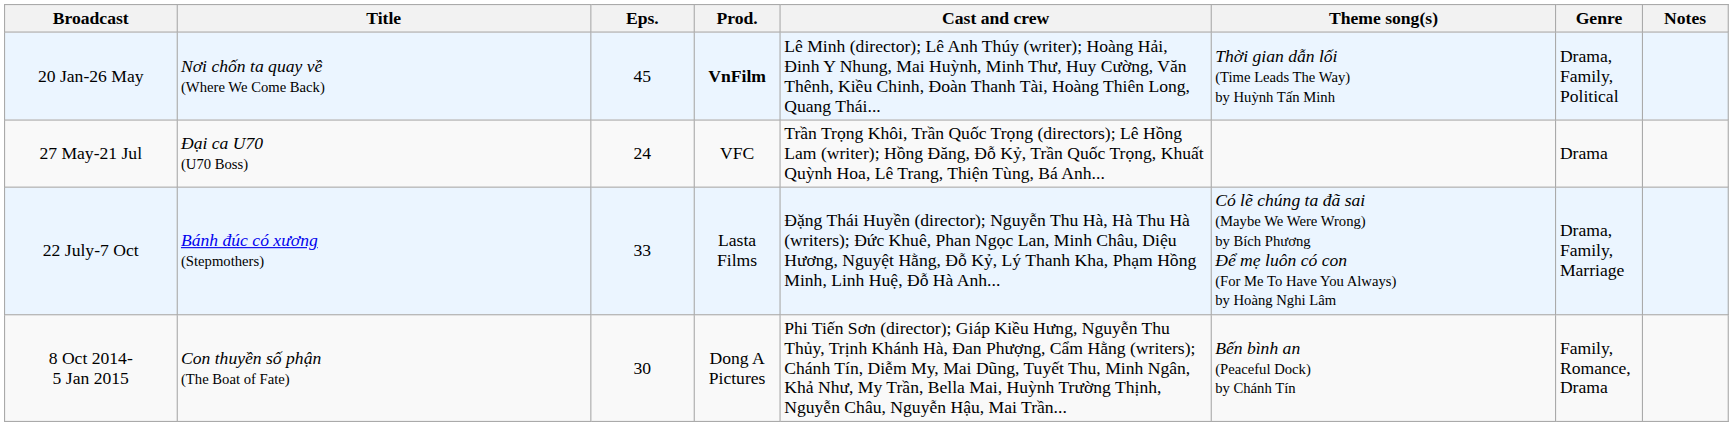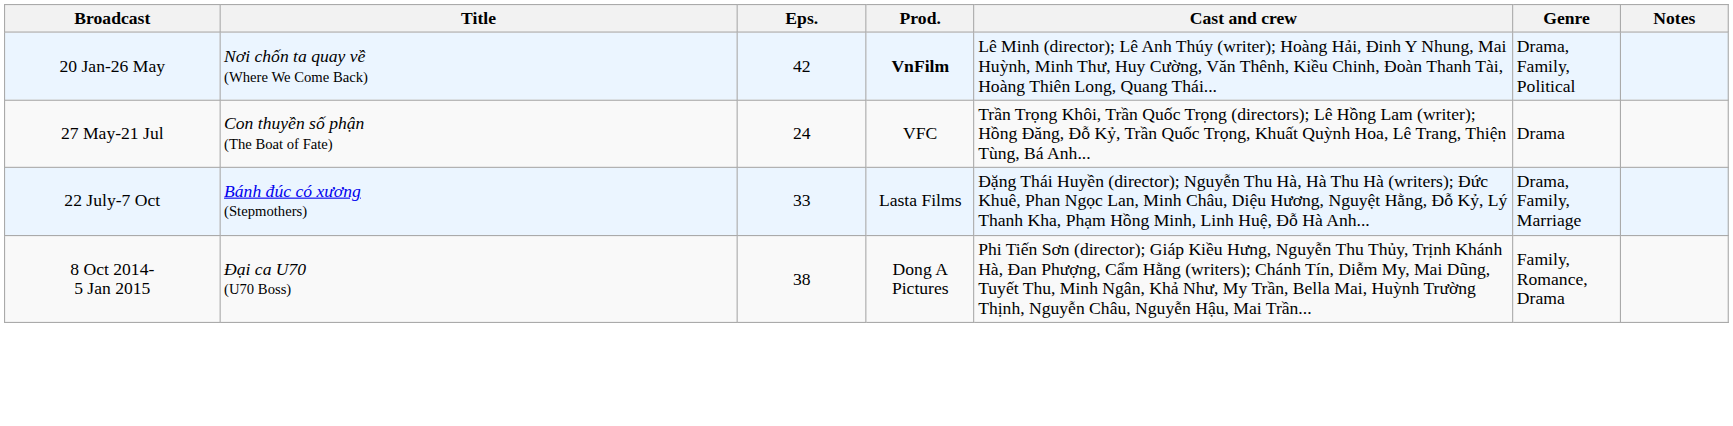- column: (1383, 18)
(642, 76) 45 -> (802, 66) 42
(222, 153) Đại ca U70 (U70 Boss) -> (294, 133) Con thuyền số phận (The Boat of Fate)
(251, 367) Con thuyền số phận (The Boat of Fate) -> (265, 278) Đại ca U70 (U70 Boss)
(642, 367) 30 -> (802, 278) 38
